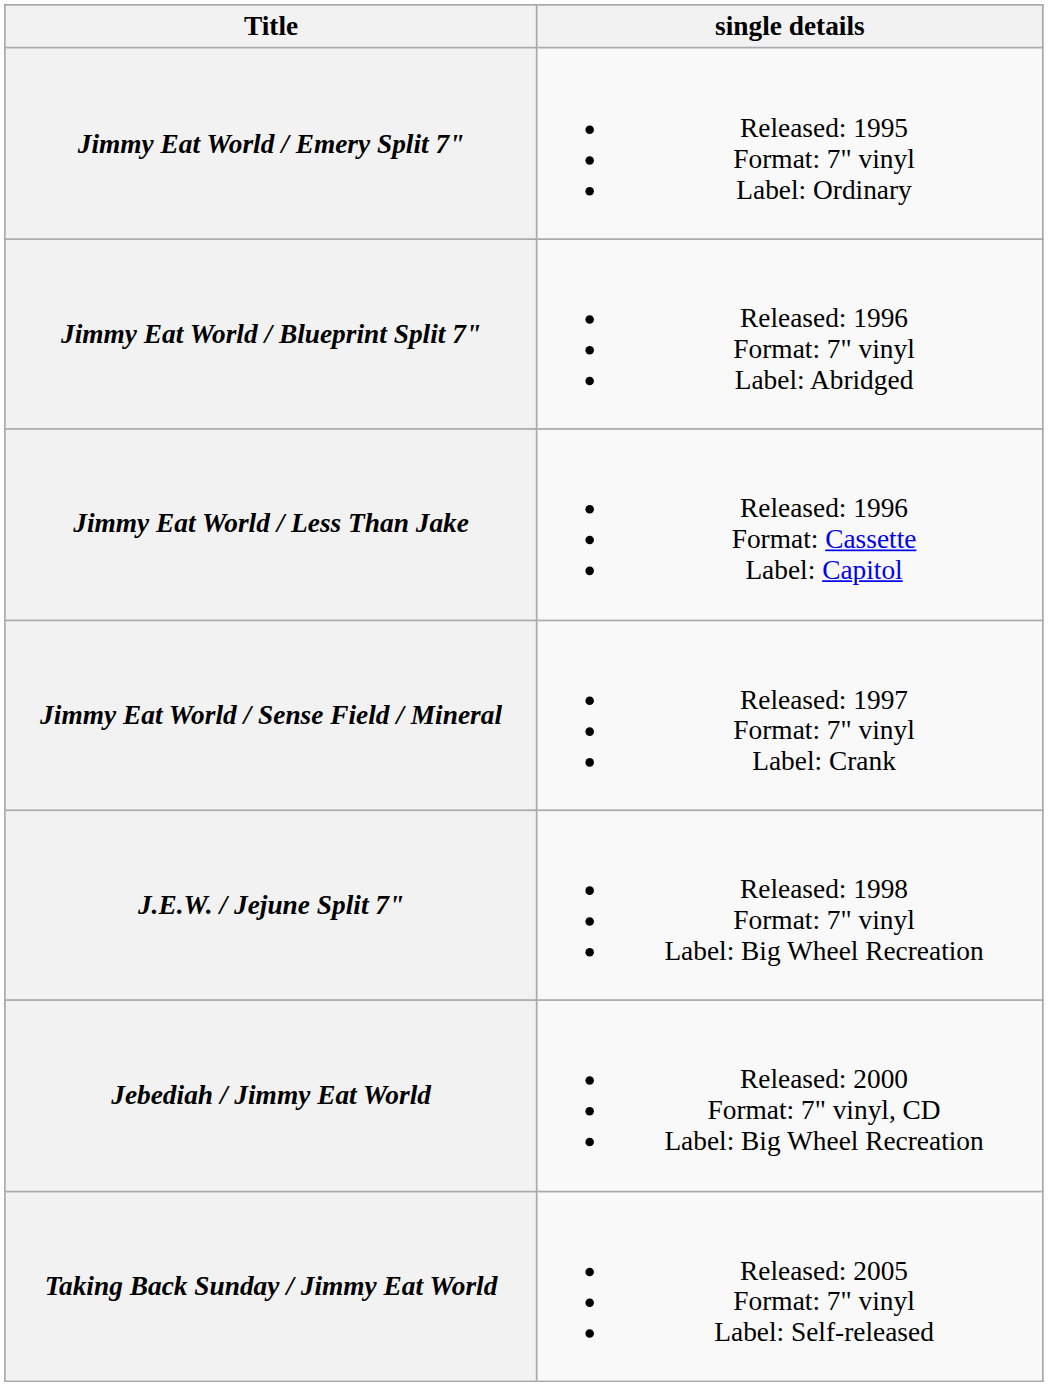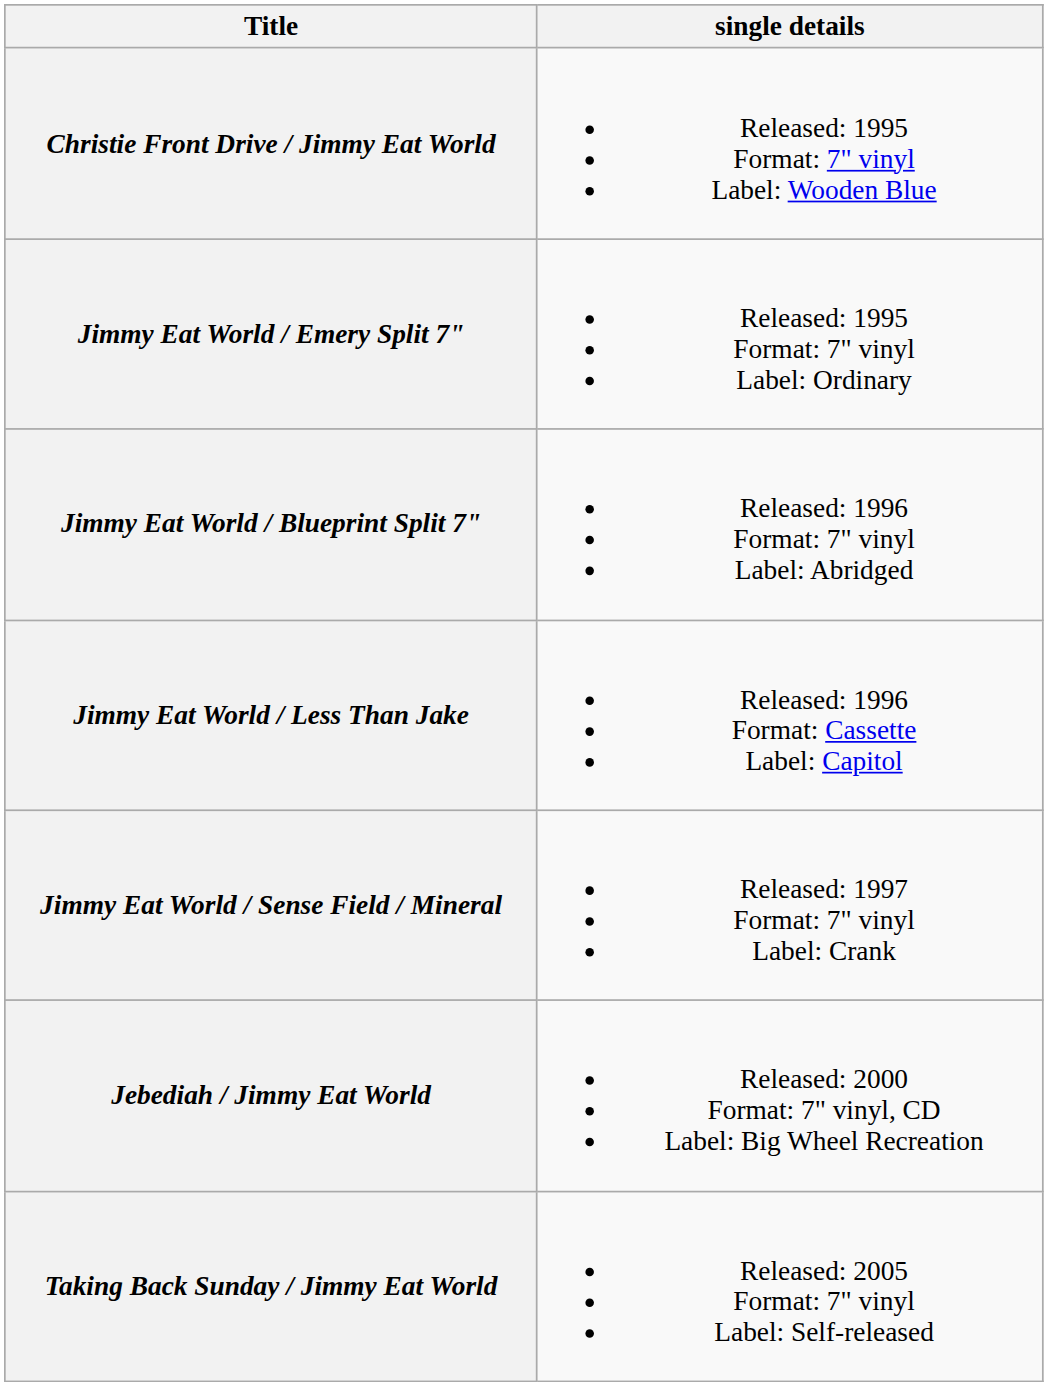+ row: (271, 143)
- row: (271, 904)
